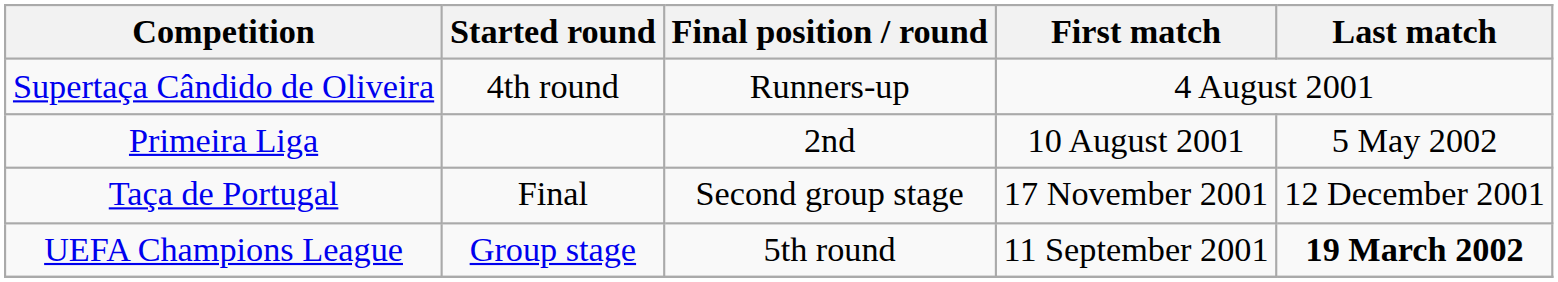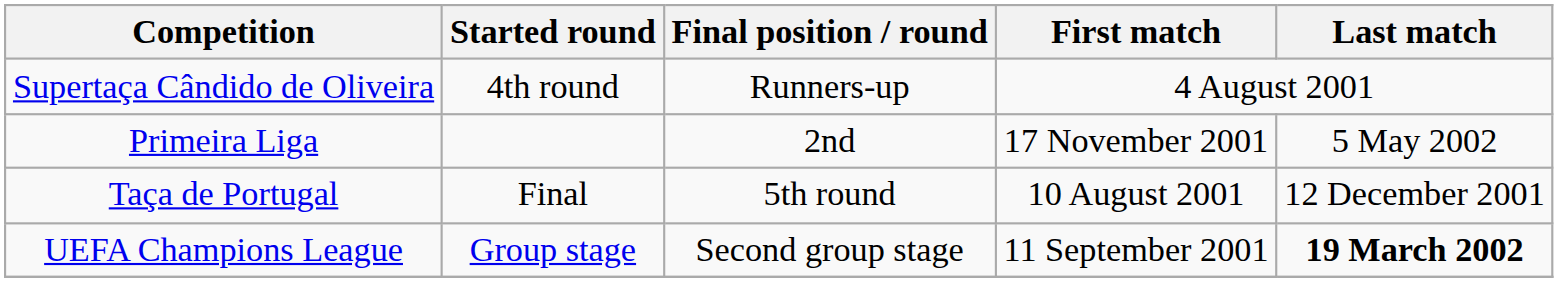(1136, 140) 10 August 2001 -> (1136, 140) 17 November 2001
(830, 194) Second group stage -> (830, 194) 5th round
(1136, 194) 17 November 2001 -> (1136, 194) 10 August 2001
(830, 248) 5th round -> (830, 248) Second group stage
